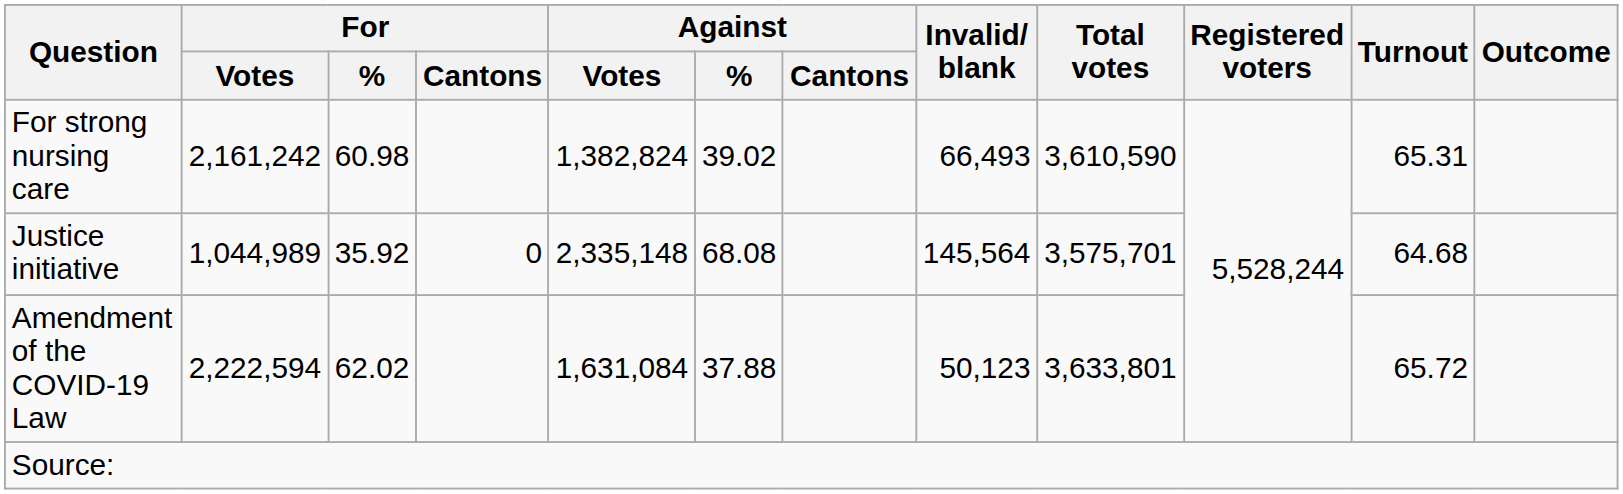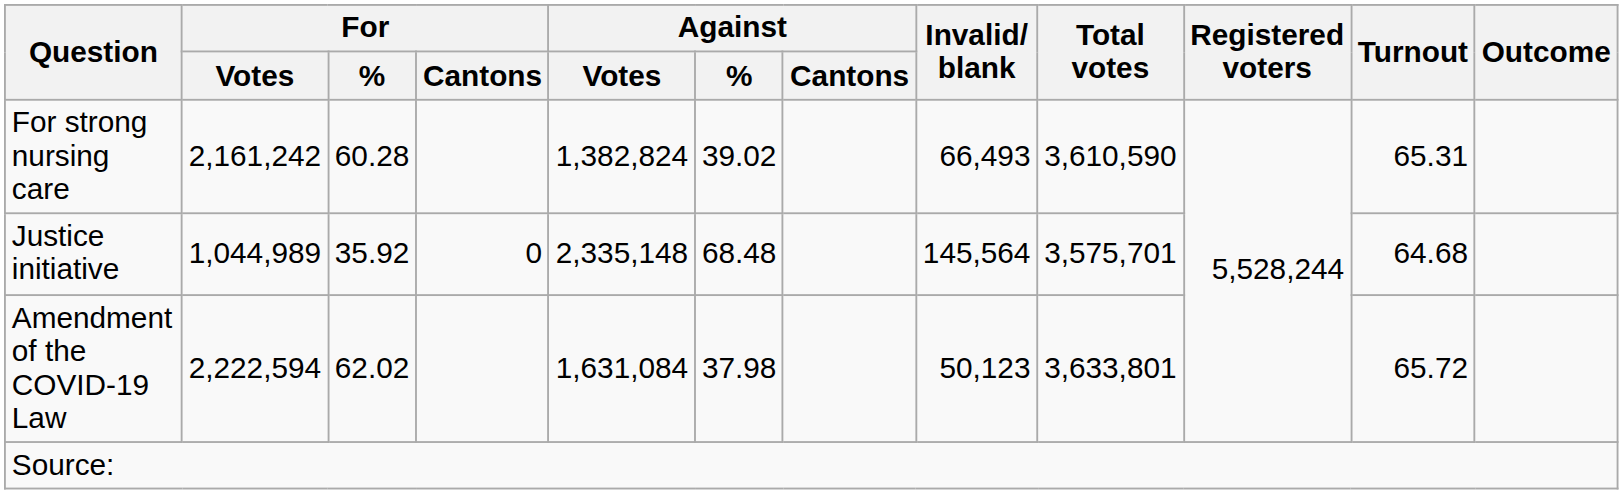(372, 155) 60.98 -> (372, 155) 60.28
(739, 253) 68.08 -> (739, 253) 68.48
(739, 367) 37.88 -> (739, 367) 37.98
